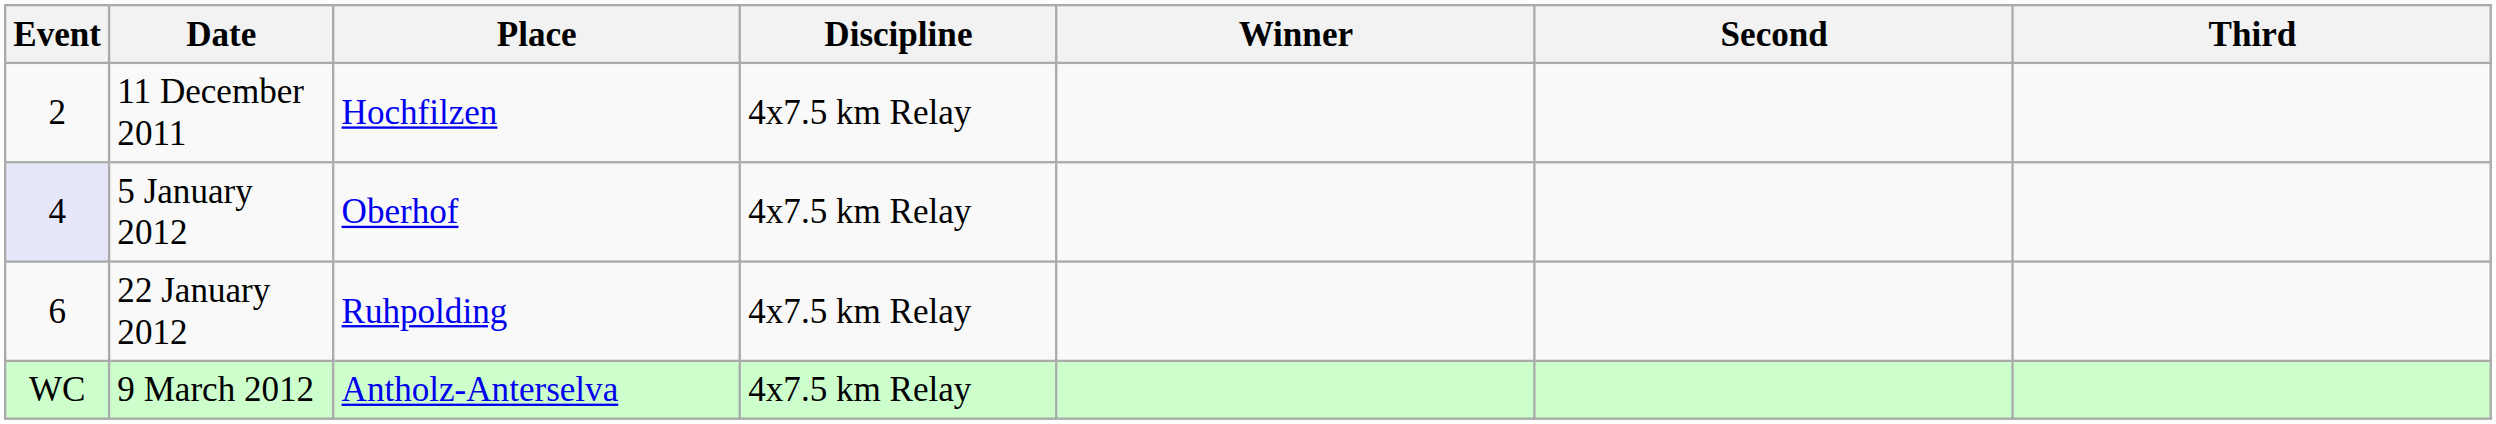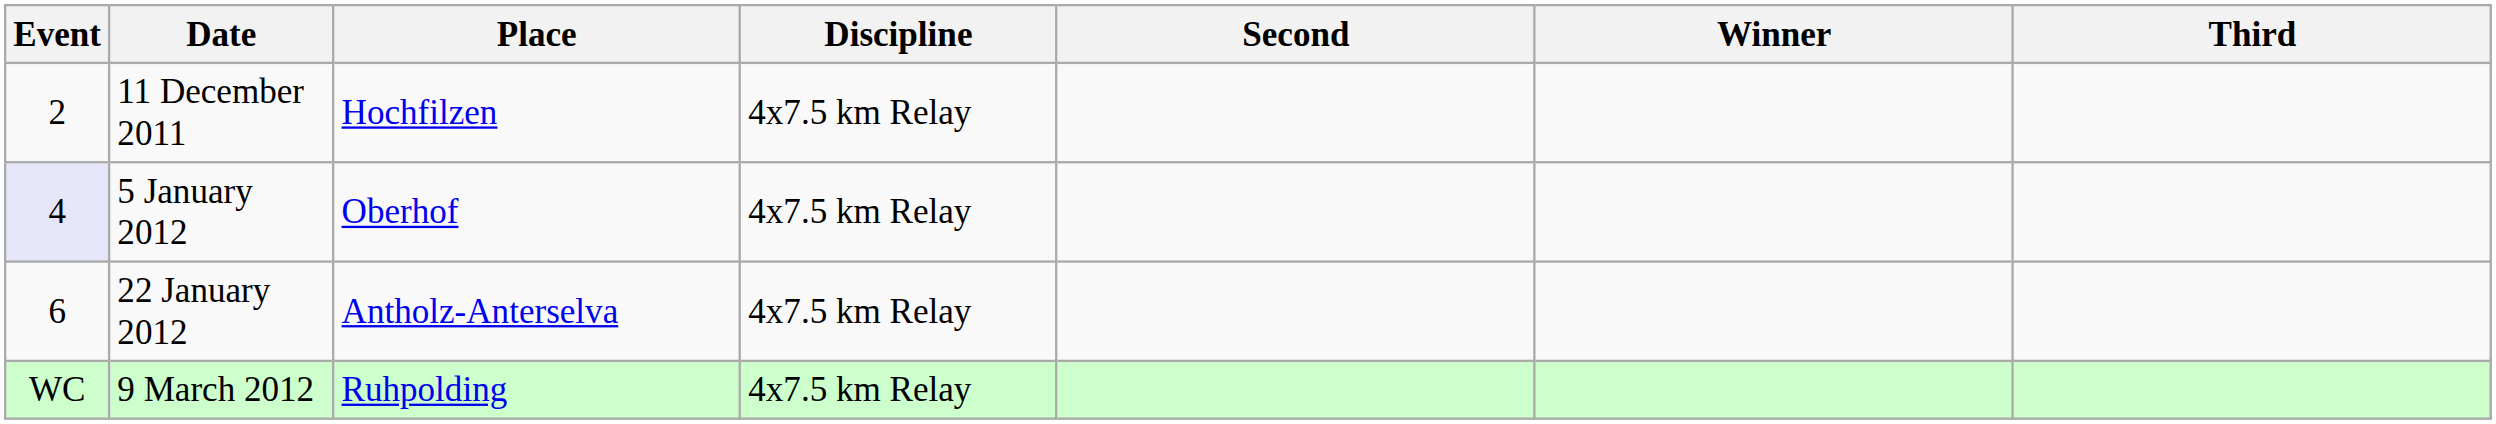columns swapped: (1296, 33) <-> (1774, 33)
(424, 311) Ruhpolding -> (480, 311) Antholz-Anterselva
(480, 389) Antholz-Anterselva -> (424, 389) Ruhpolding
